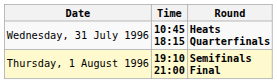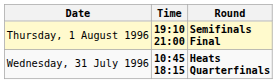rows swapped: (78, 35) <-> (78, 64)
